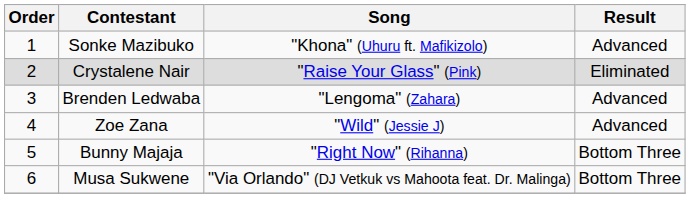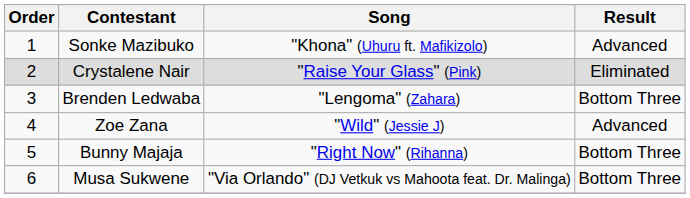(630, 98) Advanced -> (630, 98) Bottom Three
